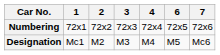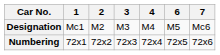rows swapped: (34, 42) <-> (34, 27)
